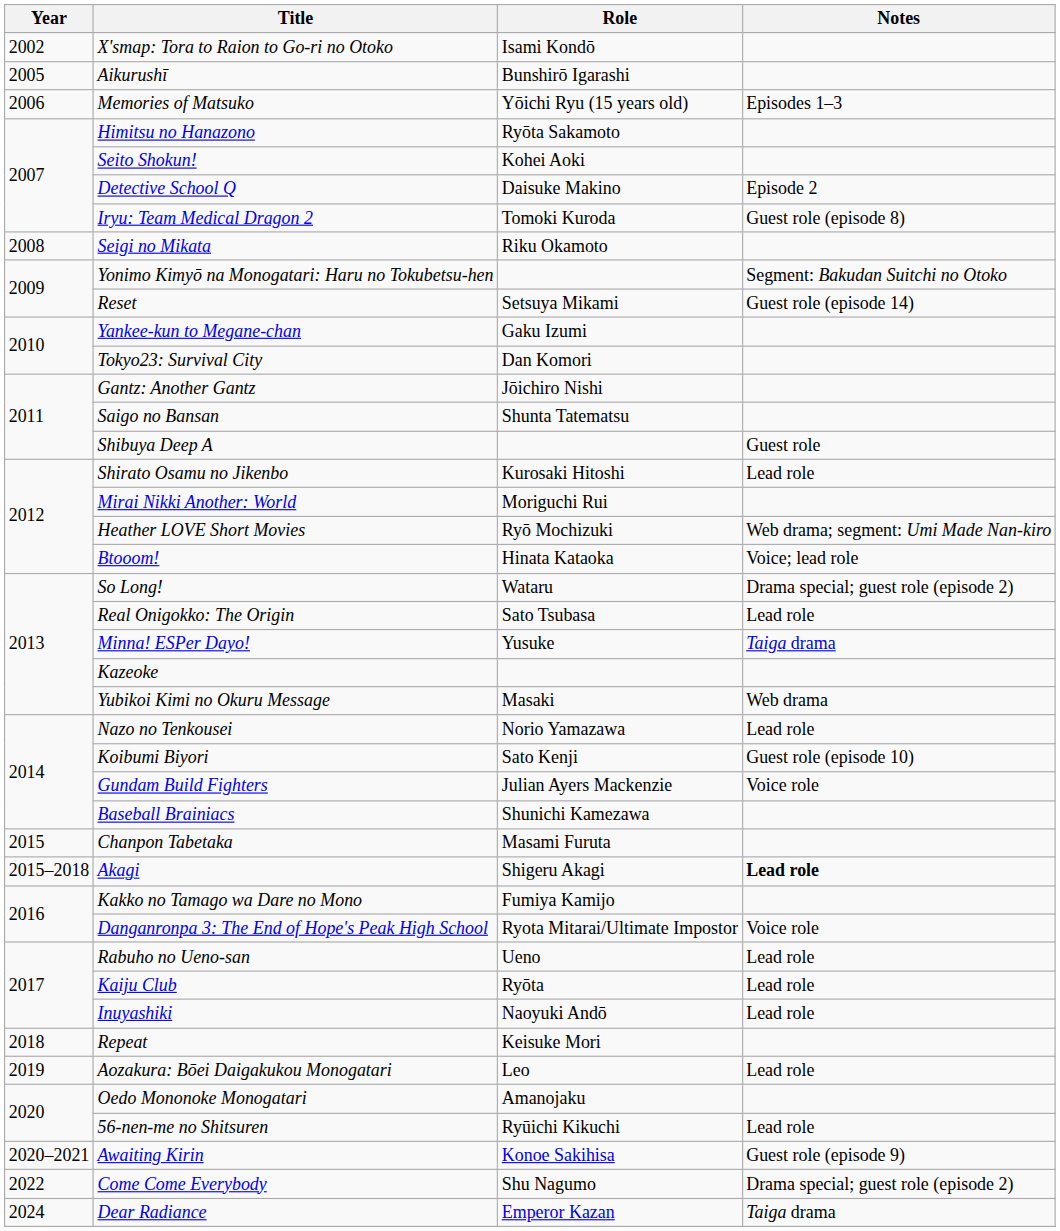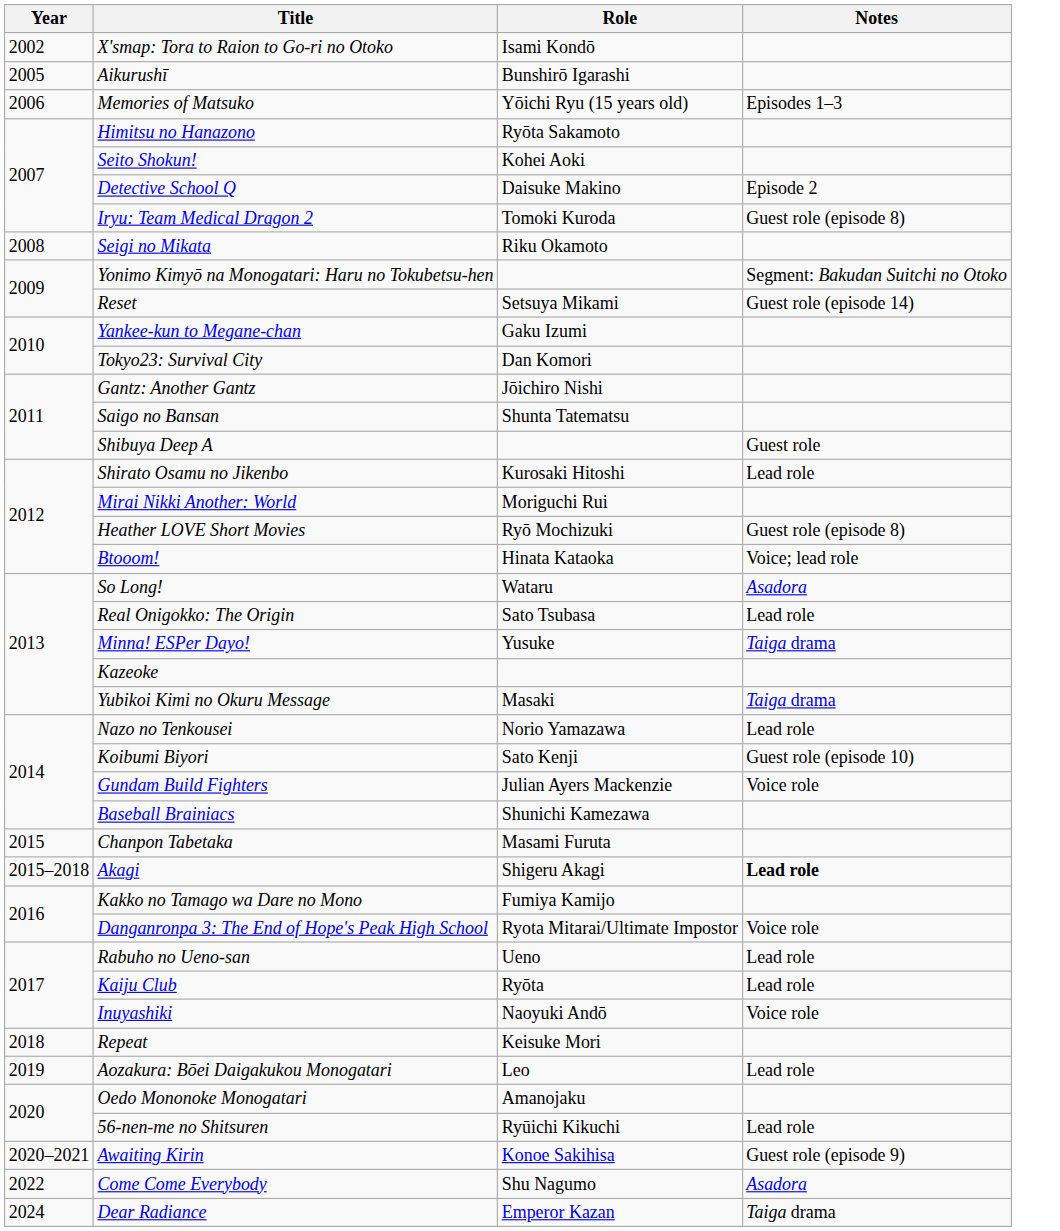(899, 530) Web drama; segment: Umi Made Nan-kiro -> (826, 530) Guest role (episode 8)
(880, 587) Drama special; guest role (episode 2) -> (777, 587) Asadora
(787, 700) Web drama -> (791, 700) Taiga drama
(780, 1013) Lead role -> (783, 1013) Voice role
(880, 1183) Drama special; guest role (episode 2) -> (777, 1183) Asadora
